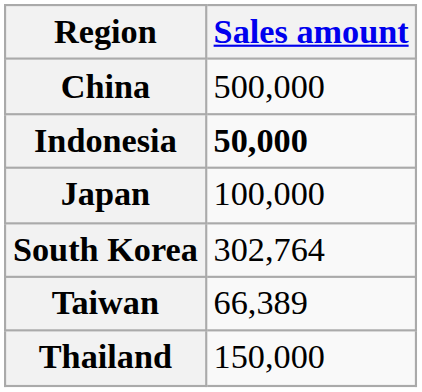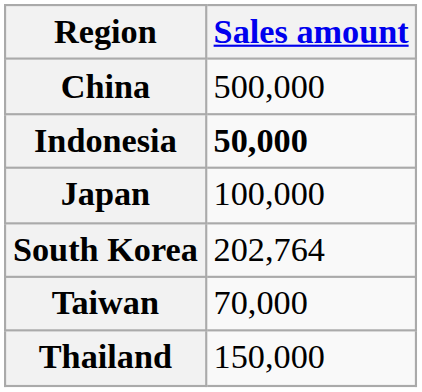(269, 248) 302,764 -> (269, 248) 202,764
(261, 303) 66,389 -> (261, 303) 70,000
